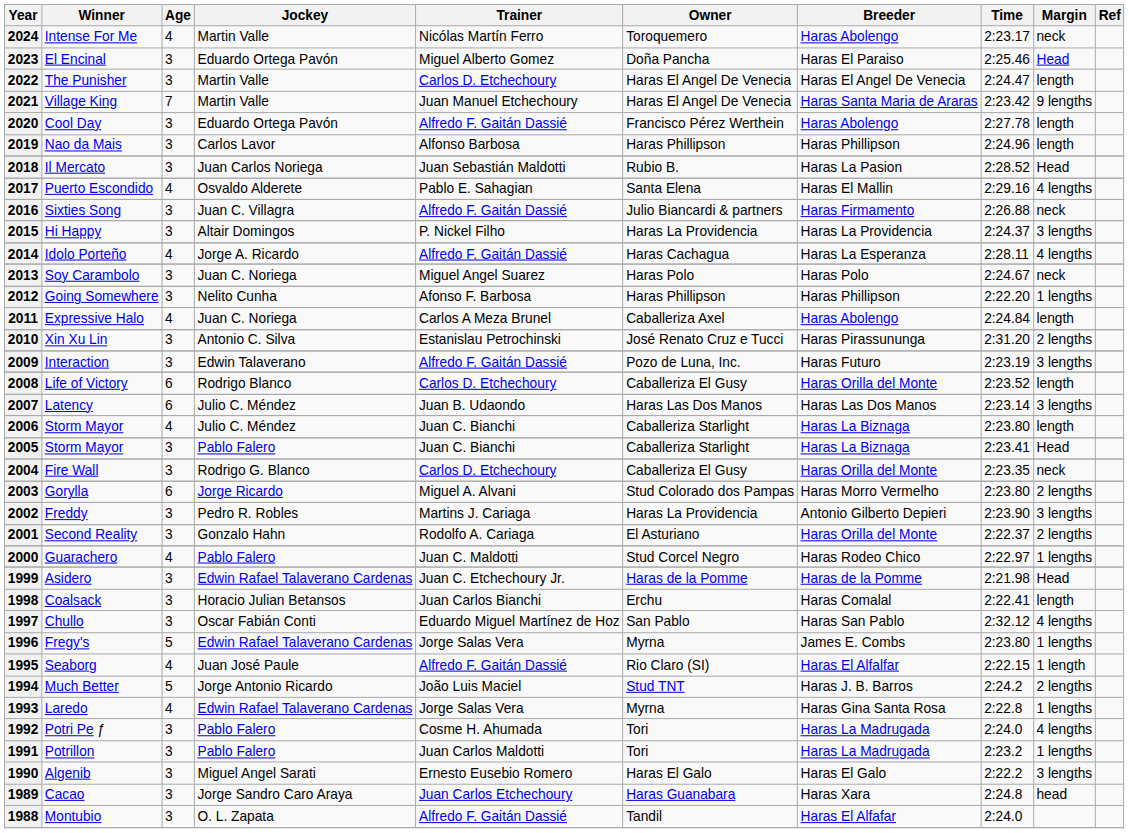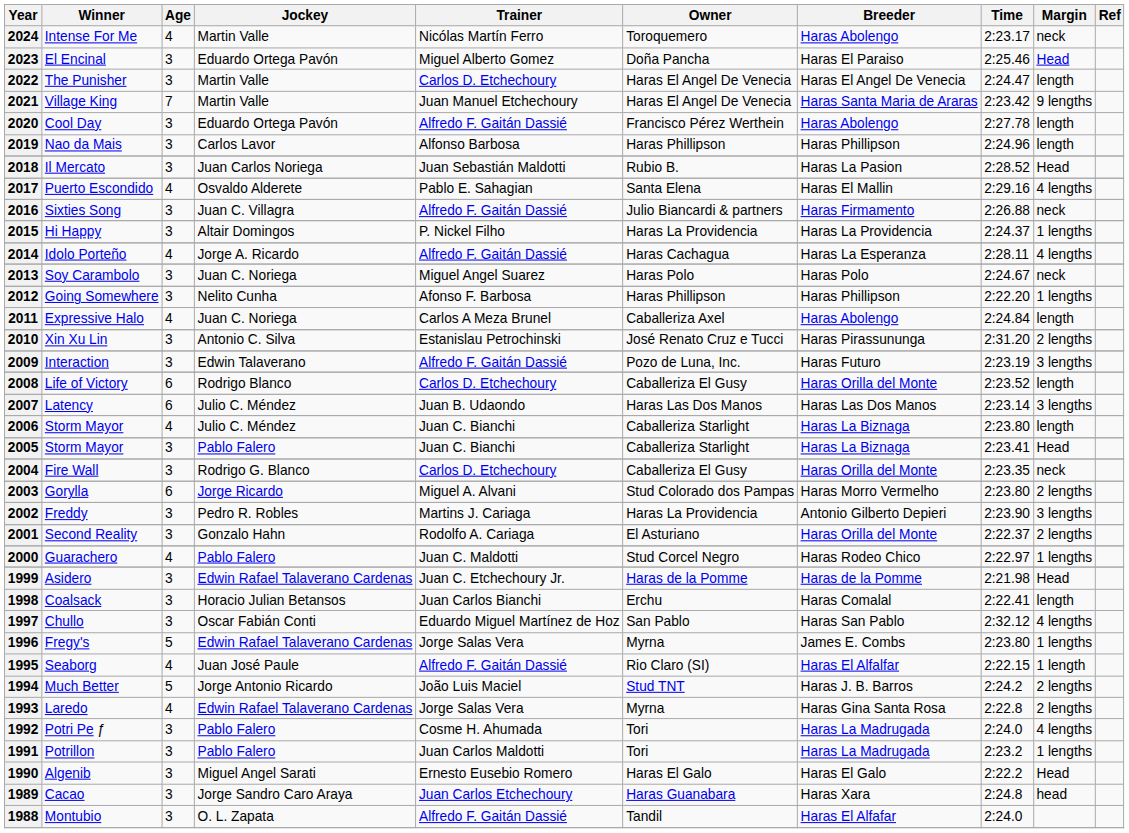(1064, 231) 3 lengths -> (1064, 231) 1 lengths
(1064, 708) 1 lengths -> (1064, 708) 2 lengths
(1064, 773) 3 lengths -> (1053, 773) Head
